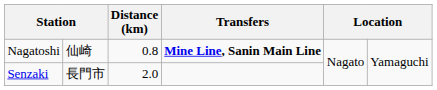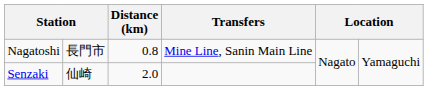(79, 50) 仙崎 -> (85, 50) 長門市
(243, 51) bold -> (238, 51) normal
(85, 73) 長門市 -> (79, 73) 仙崎
